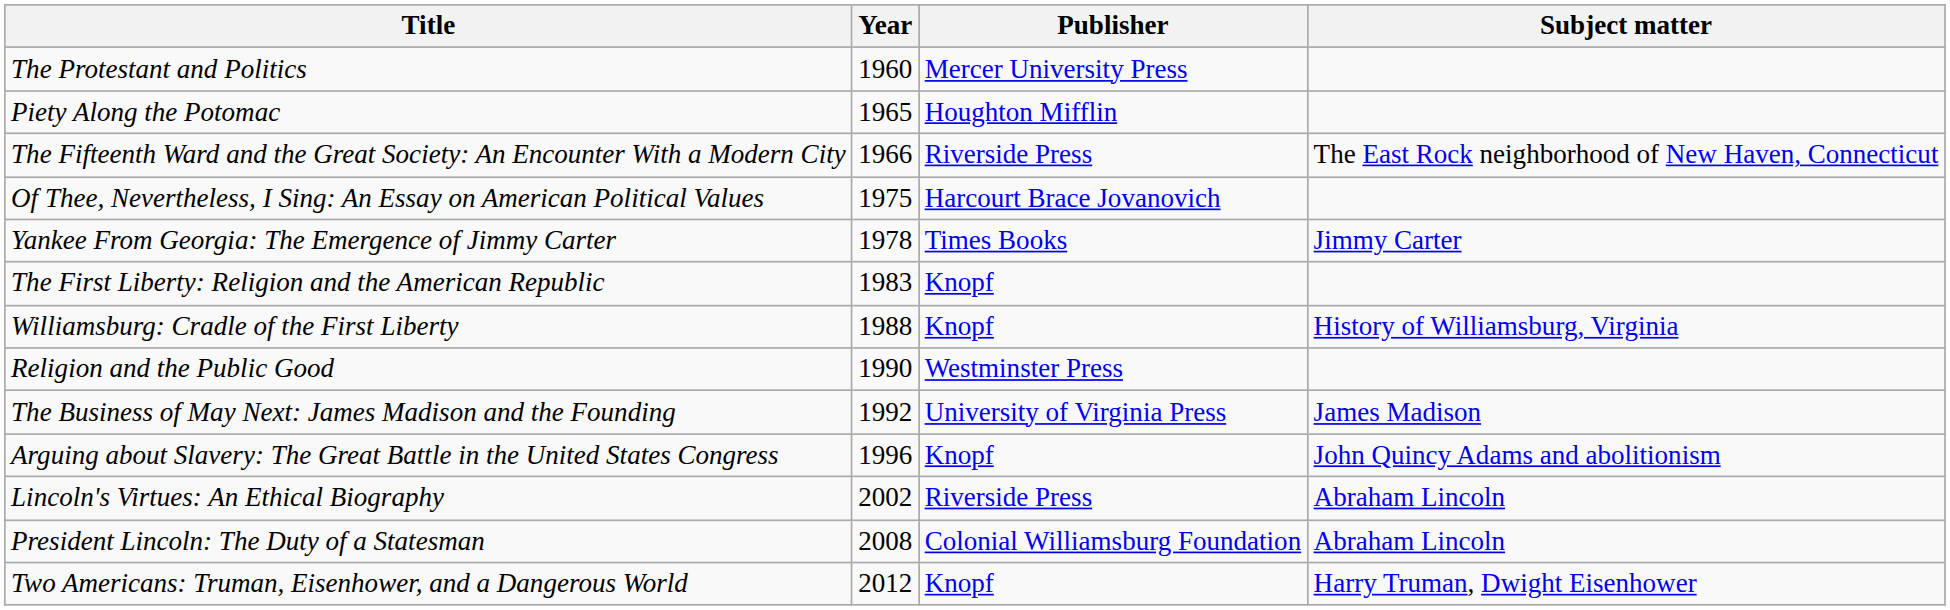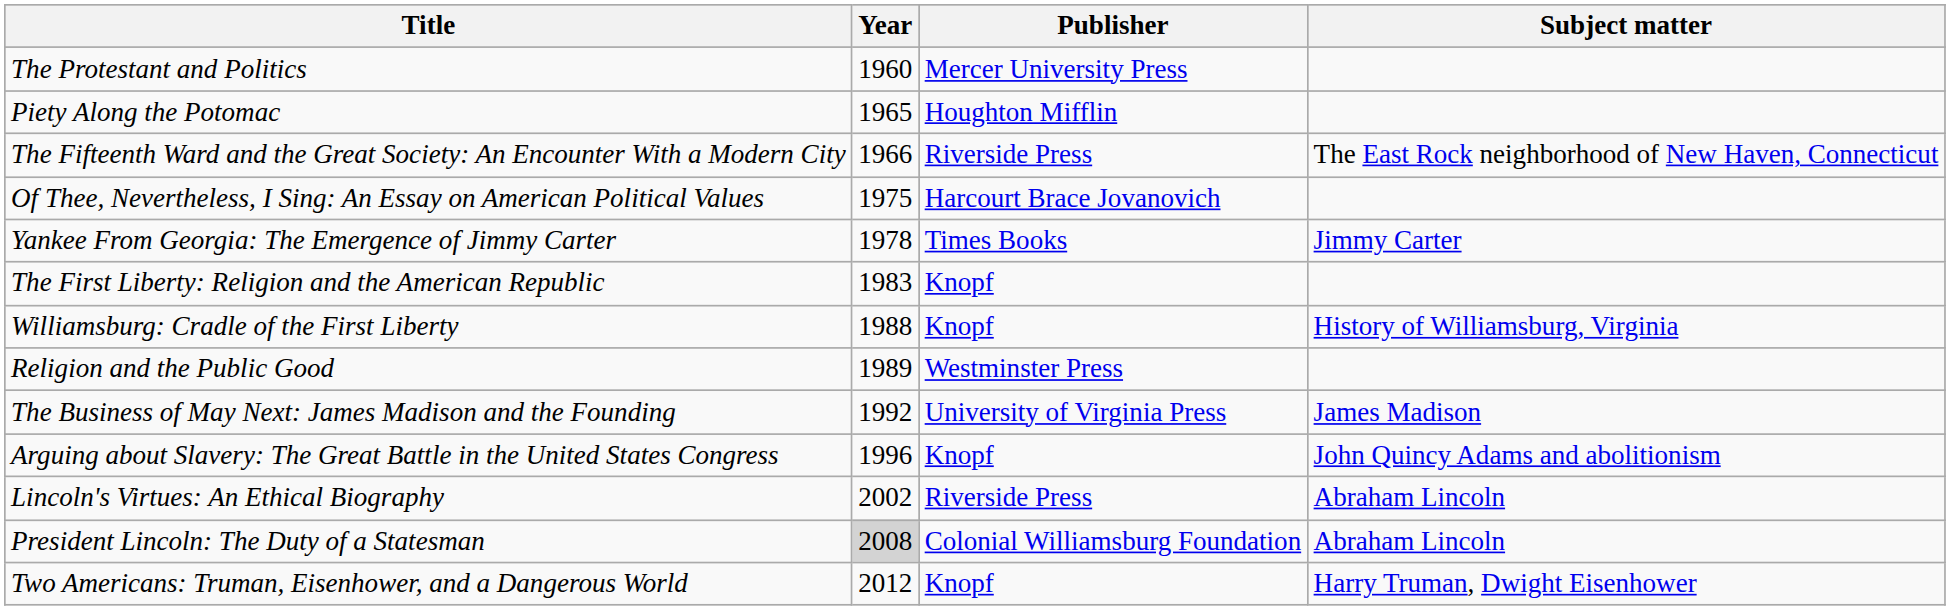(885, 369) 1990 -> (885, 369) 1989
(885, 540) no background -> (885, 540) lightgrey background
